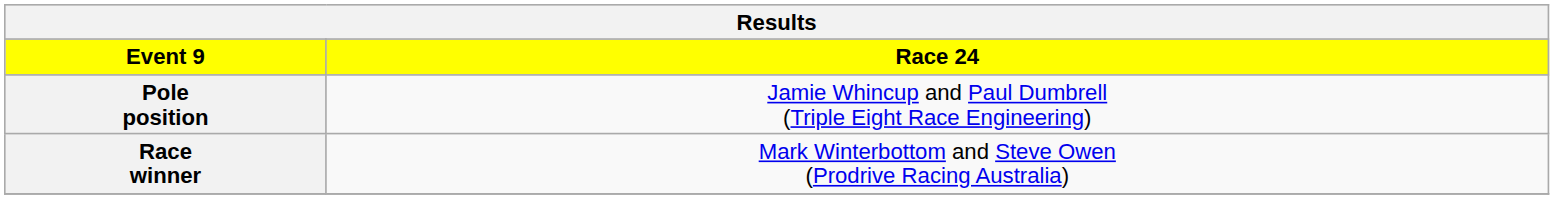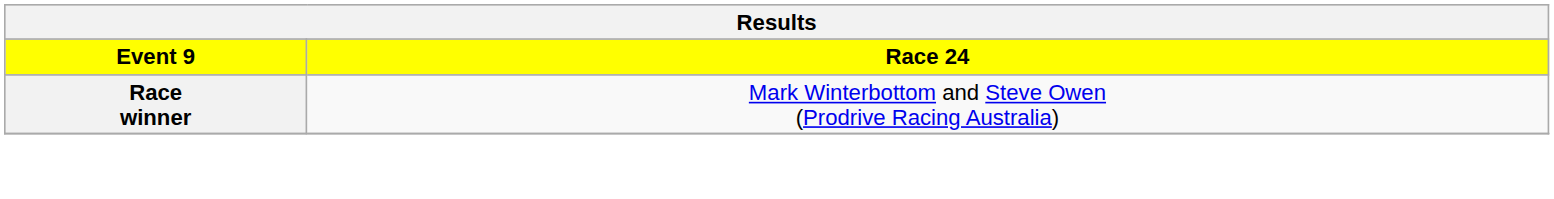- row: (165, 104)
